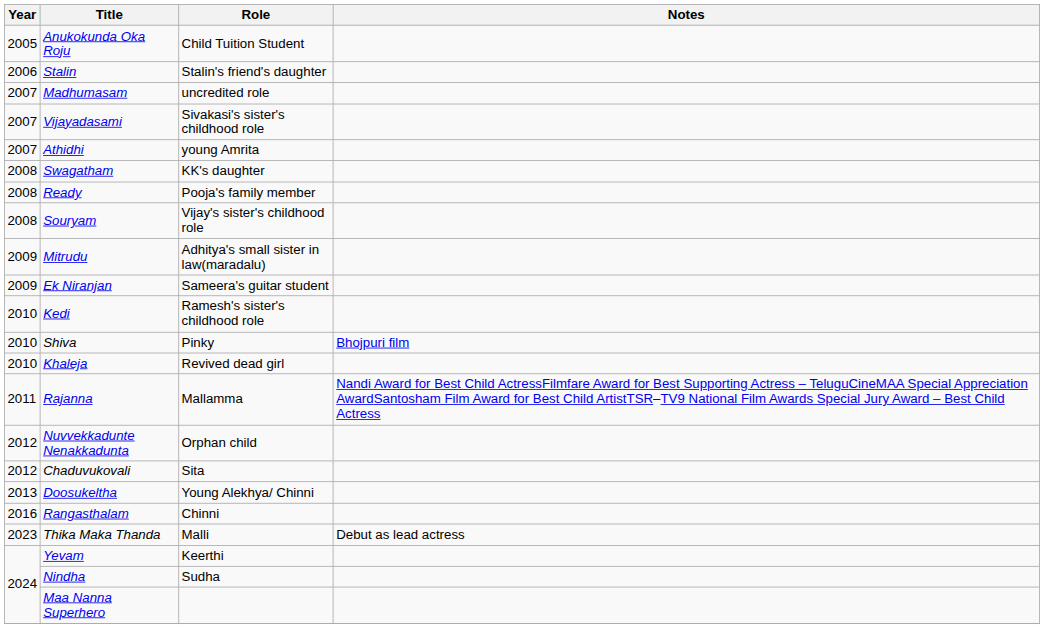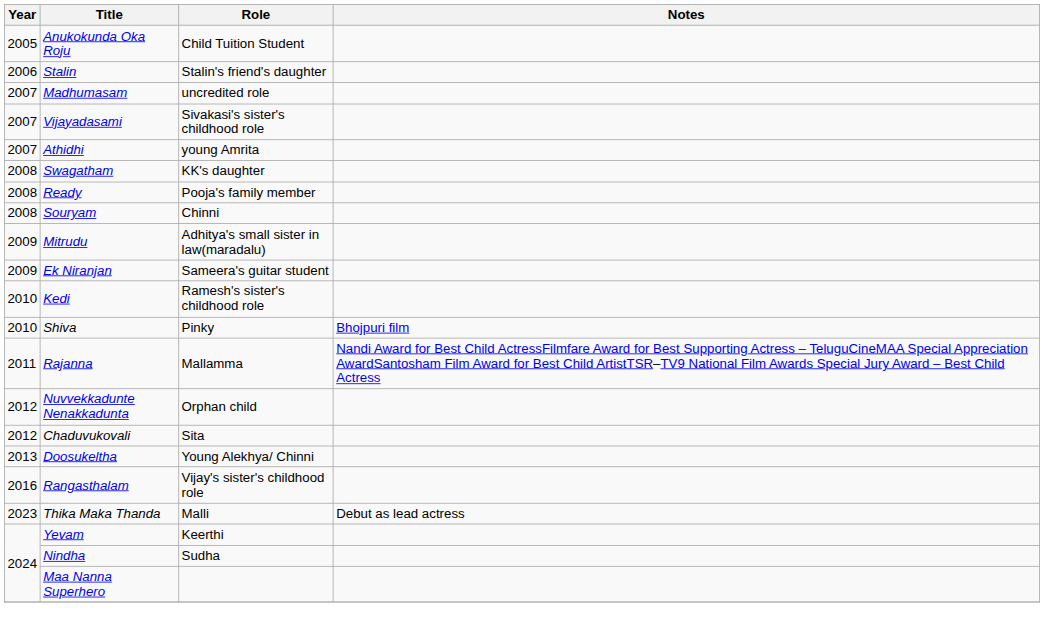(253, 220) Vijay's sister's childhood role -> (200, 213) Chinni
- row: (65, 363)
(200, 513) Chinni -> (253, 485) Vijay's sister's childhood role
